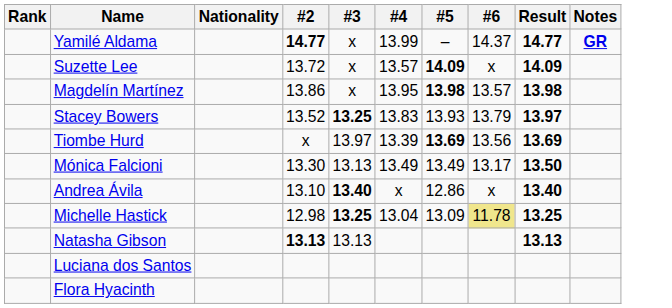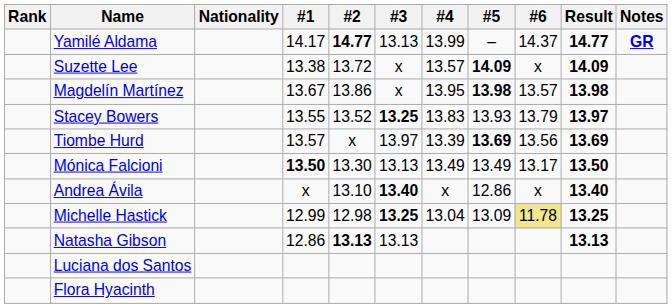+ column: (306, 16)
(352, 41) x -> (399, 41) 13.13
